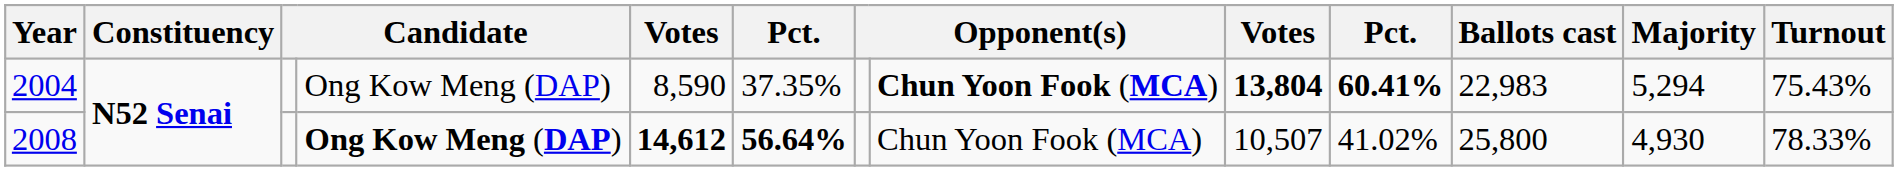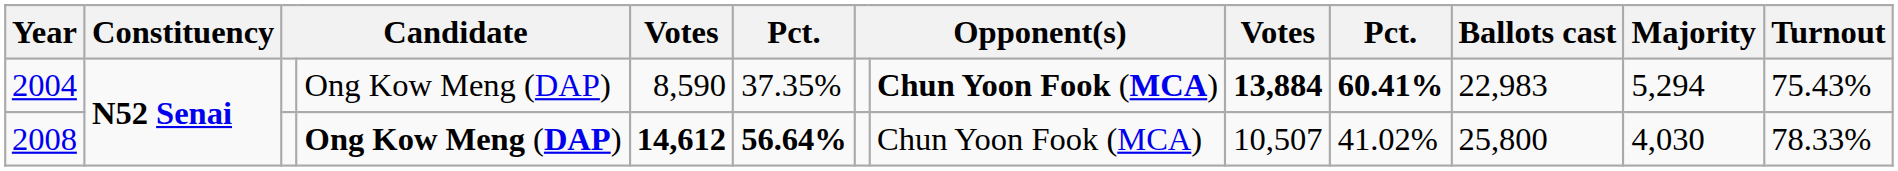(1278, 84) 13,804 -> (1278, 84) 13,884
(1668, 138) 4,930 -> (1668, 138) 4,030
